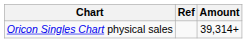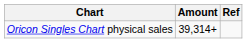columns swapped: (220, 12) <-> (186, 12)
